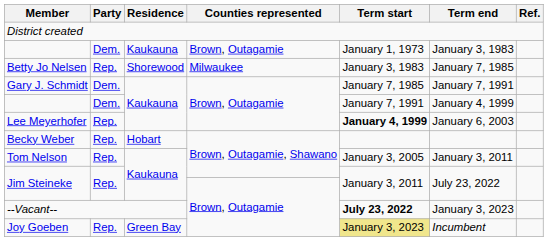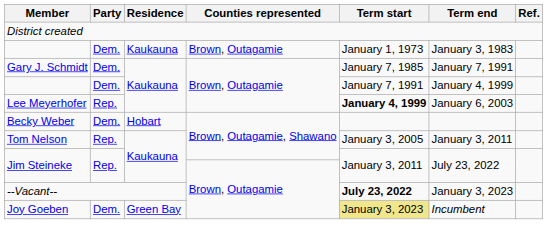- row: (47, 67)
(105, 139) Rep. -> (107, 121) Dem.
(105, 227) Rep. -> (107, 209) Dem.
